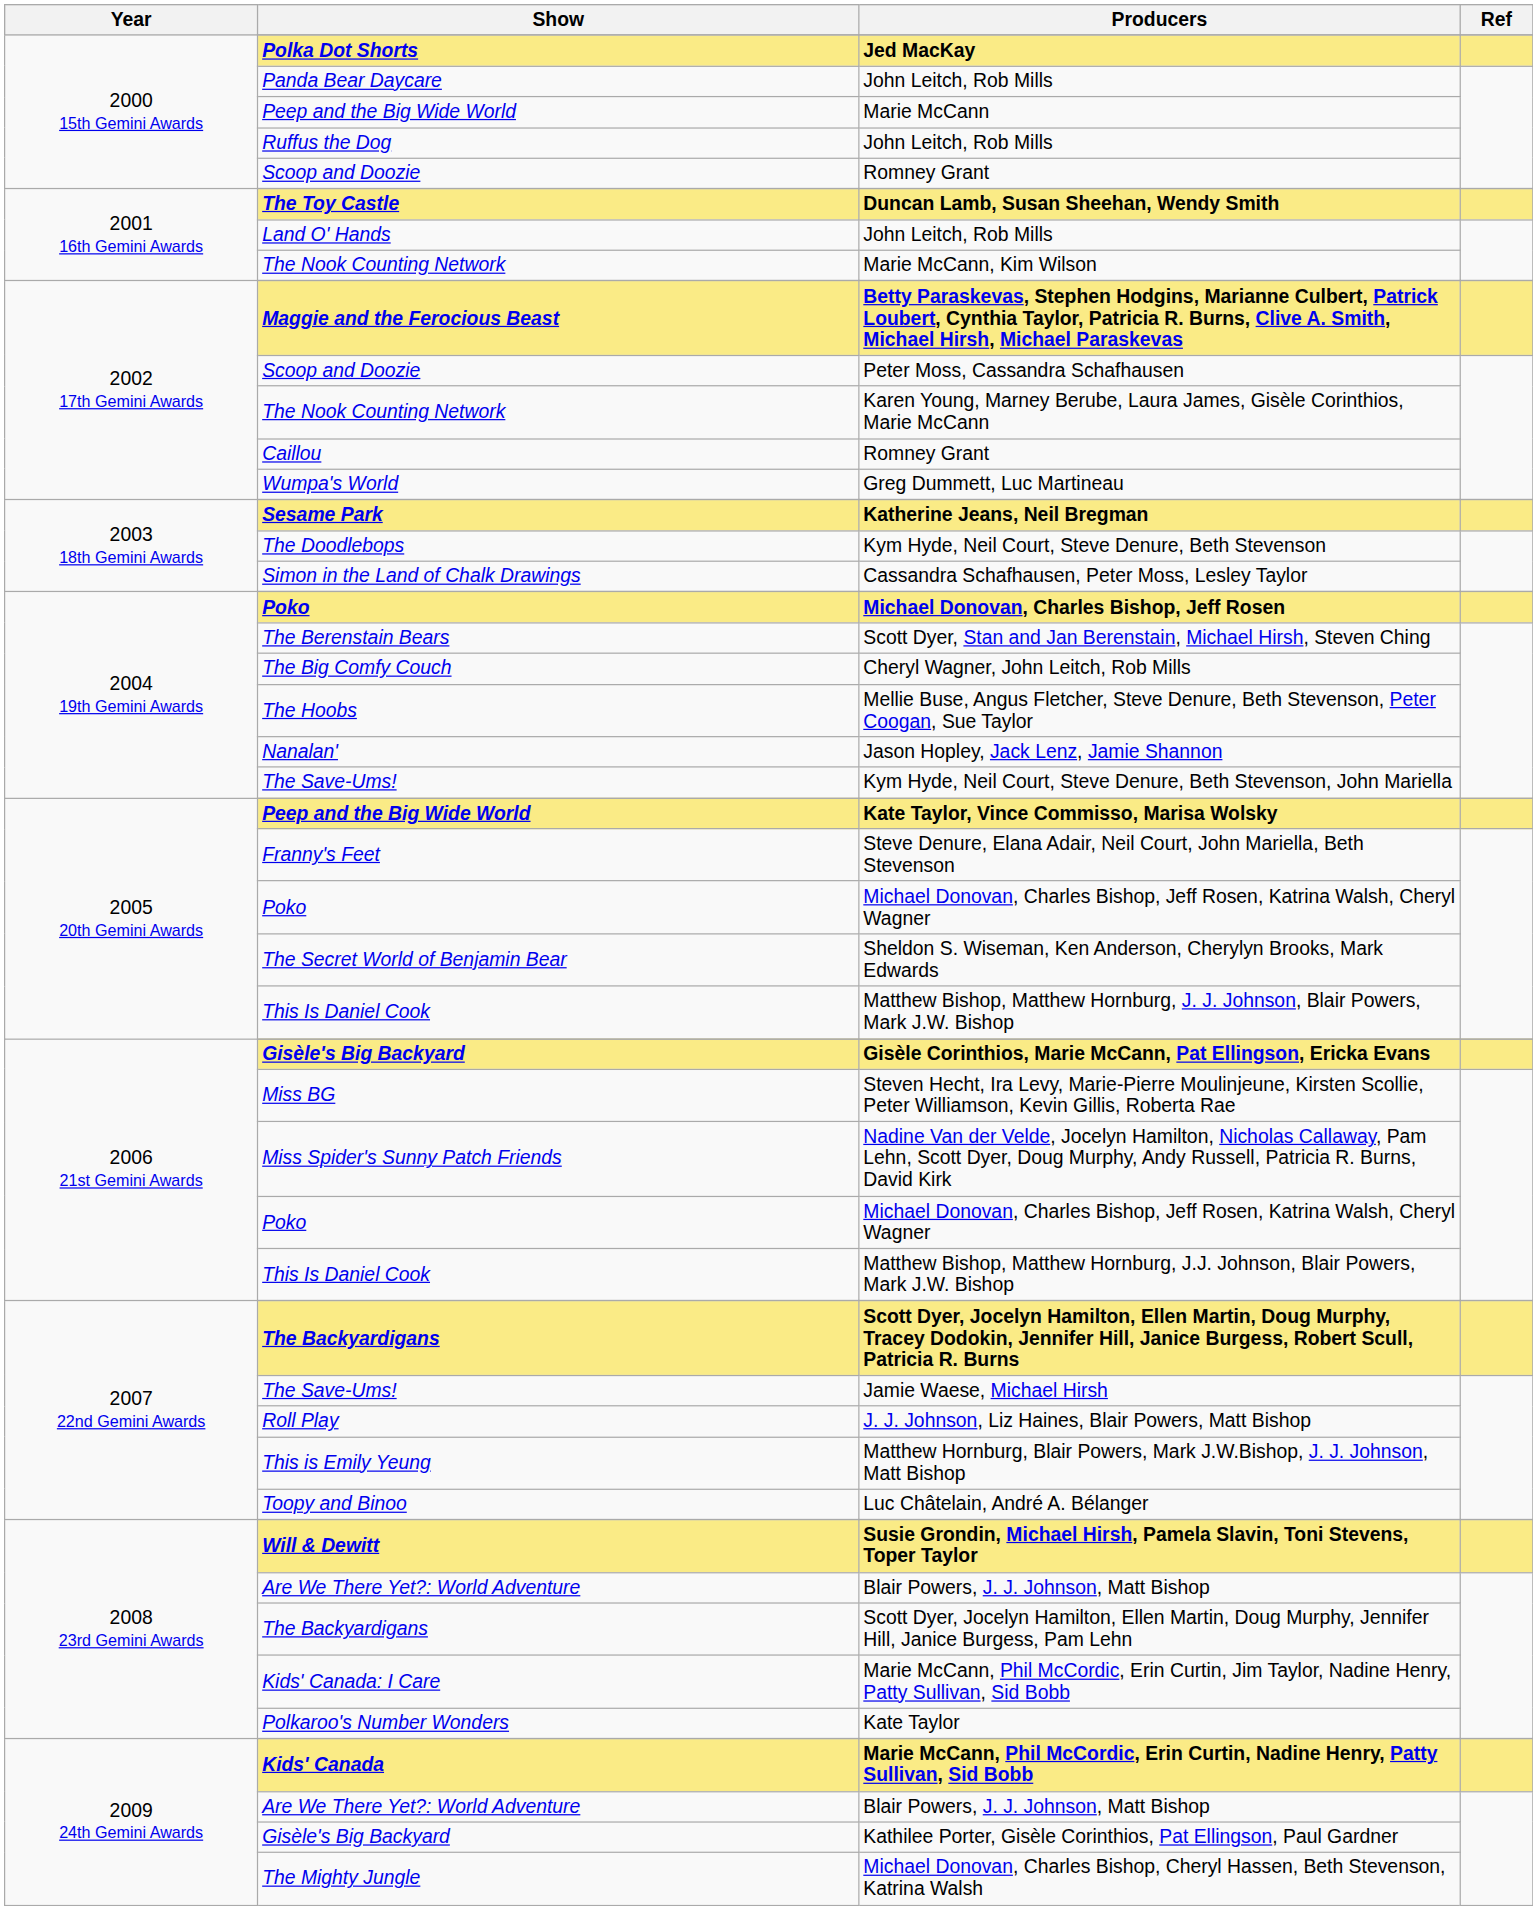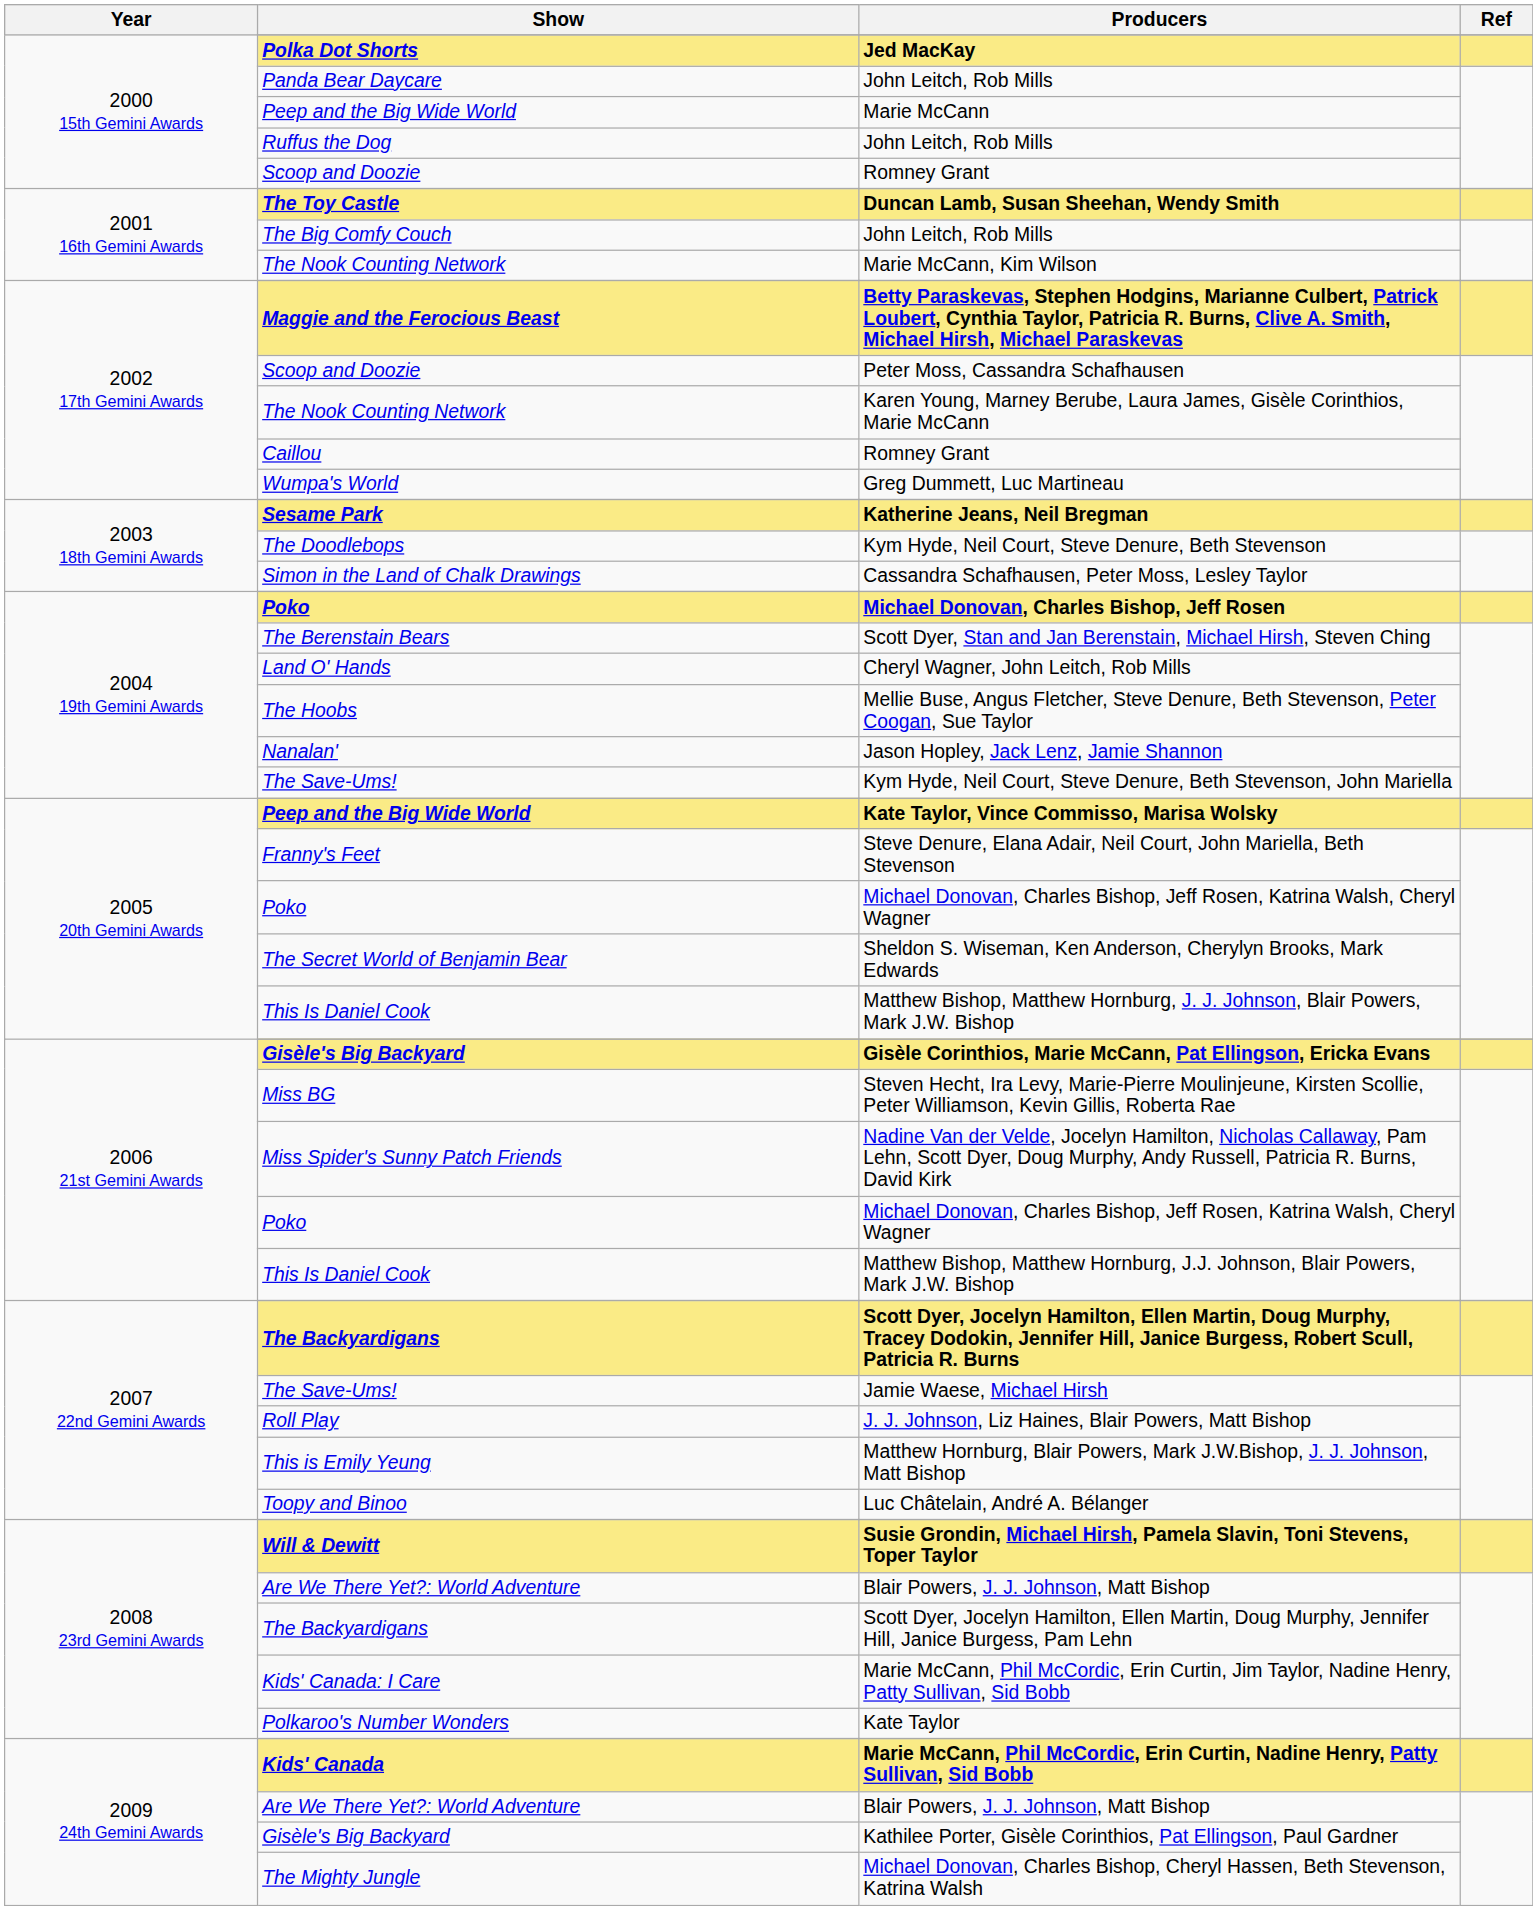(326, 234) Land O' Hands -> (357, 234) The Big Comfy Couch
(357, 668) The Big Comfy Couch -> (326, 668) Land O' Hands
